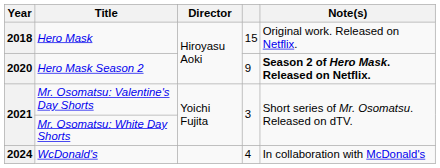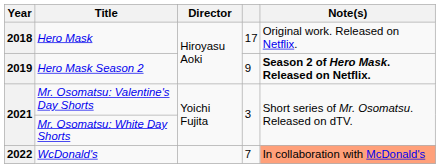(251, 37) 15 -> (251, 37) 17
(20, 68) 2020 -> (20, 68) 2019
(20, 154) 2024 -> (20, 154) 2022
(248, 154) 4 -> (248, 154) 7
(344, 154) no background -> (344, 154) lightsalmon background
